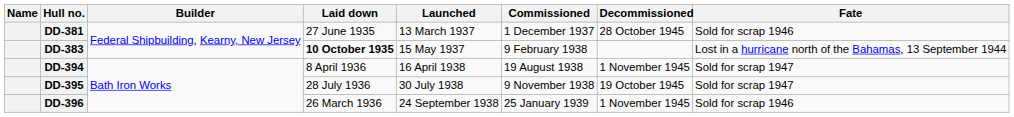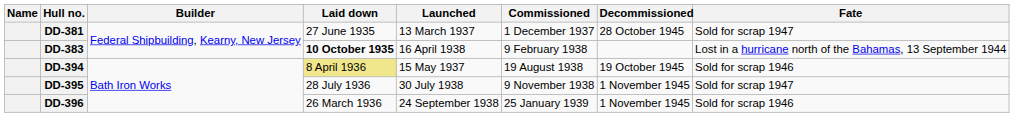(744, 31) Sold for scrap 1946 -> (744, 31) Sold for scrap 1947
(432, 49) 15 May 1937 -> (432, 49) 16 April 1938
(336, 67) no background -> (336, 67) khaki background
(432, 67) 16 April 1938 -> (432, 67) 15 May 1937
(645, 67) 1 November 1945 -> (642, 67) 19 October 1945
(744, 67) Sold for scrap 1947 -> (744, 67) Sold for scrap 1946
(642, 85) 19 October 1945 -> (645, 85) 1 November 1945
